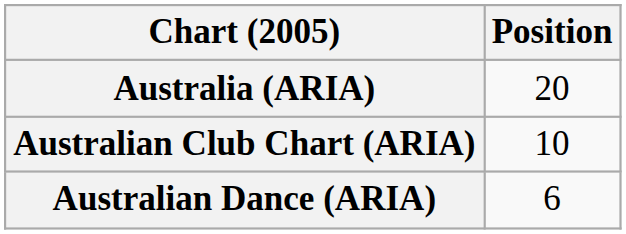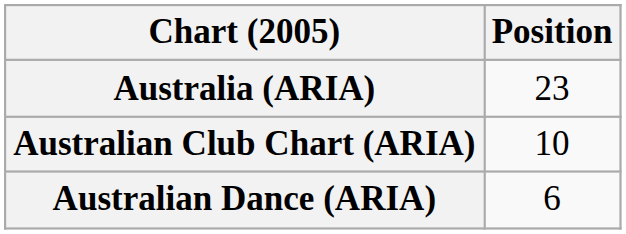(552, 87) 20 -> (552, 87) 23
